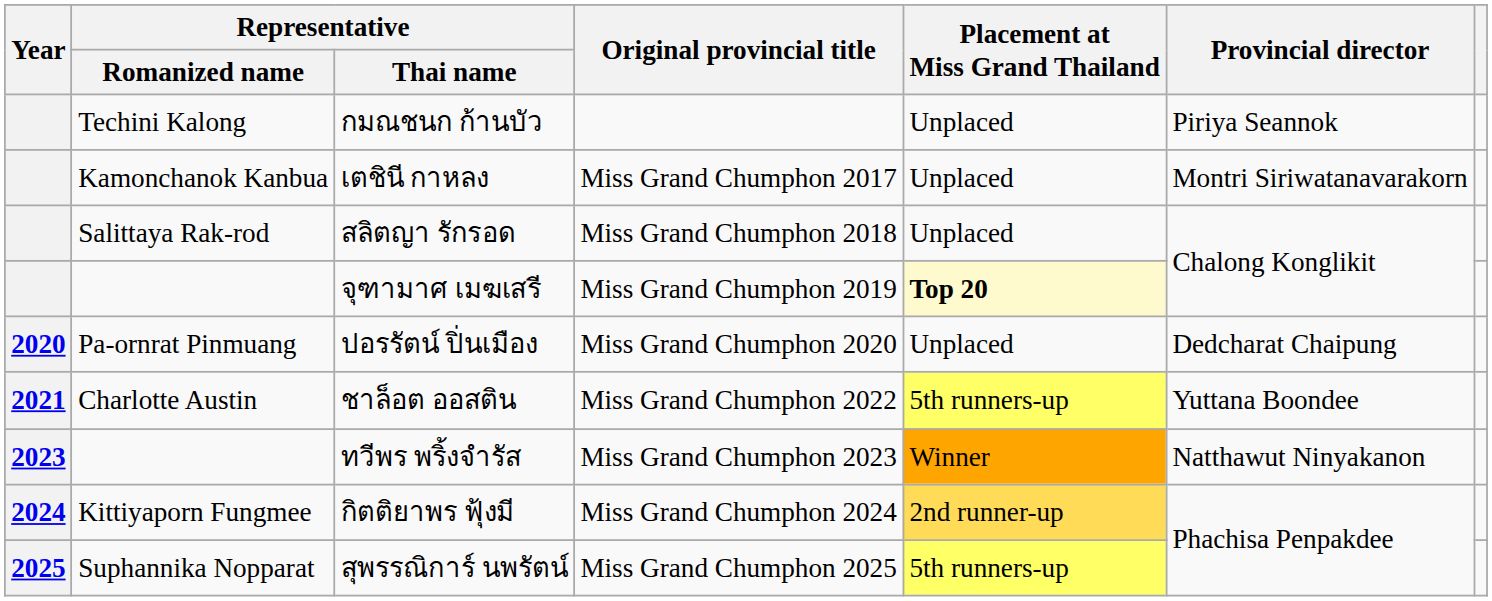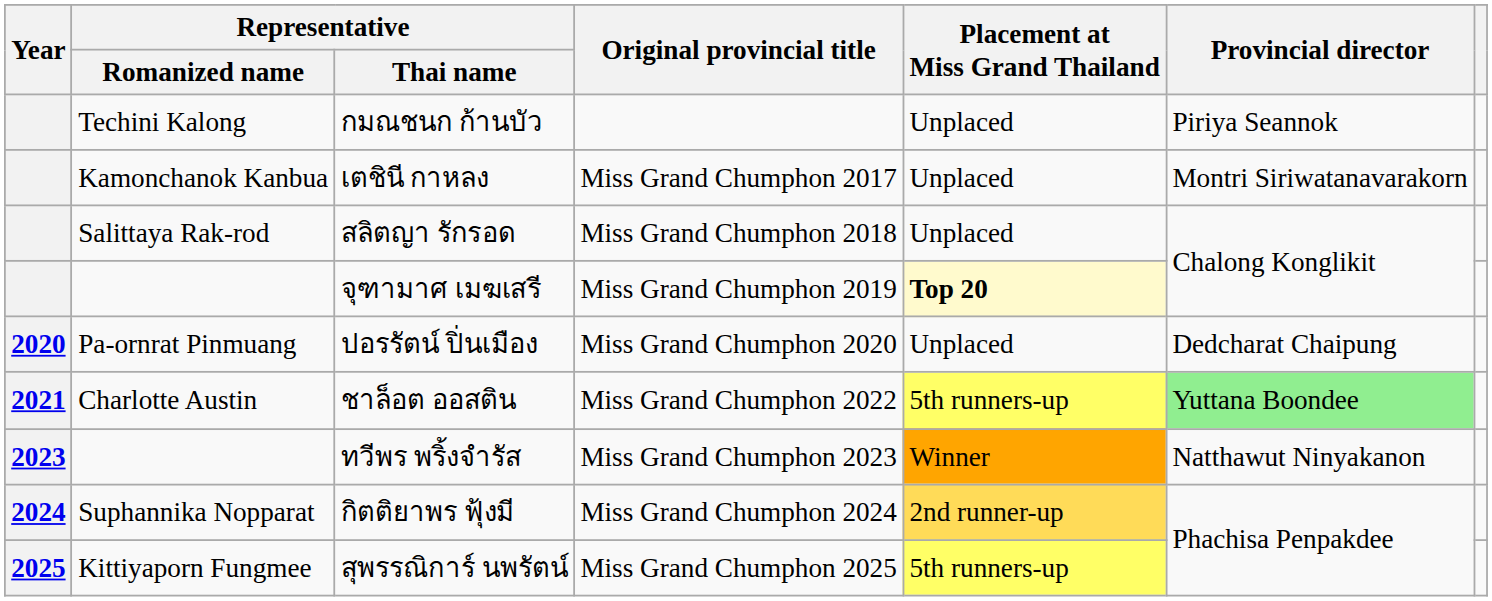(1266, 400) no background -> (1266, 400) lightgreen background
(195, 511) Kittiyaporn Fungmee -> (196, 511) Suphannika Nopparat
(196, 567) Suphannika Nopparat -> (195, 567) Kittiyaporn Fungmee
